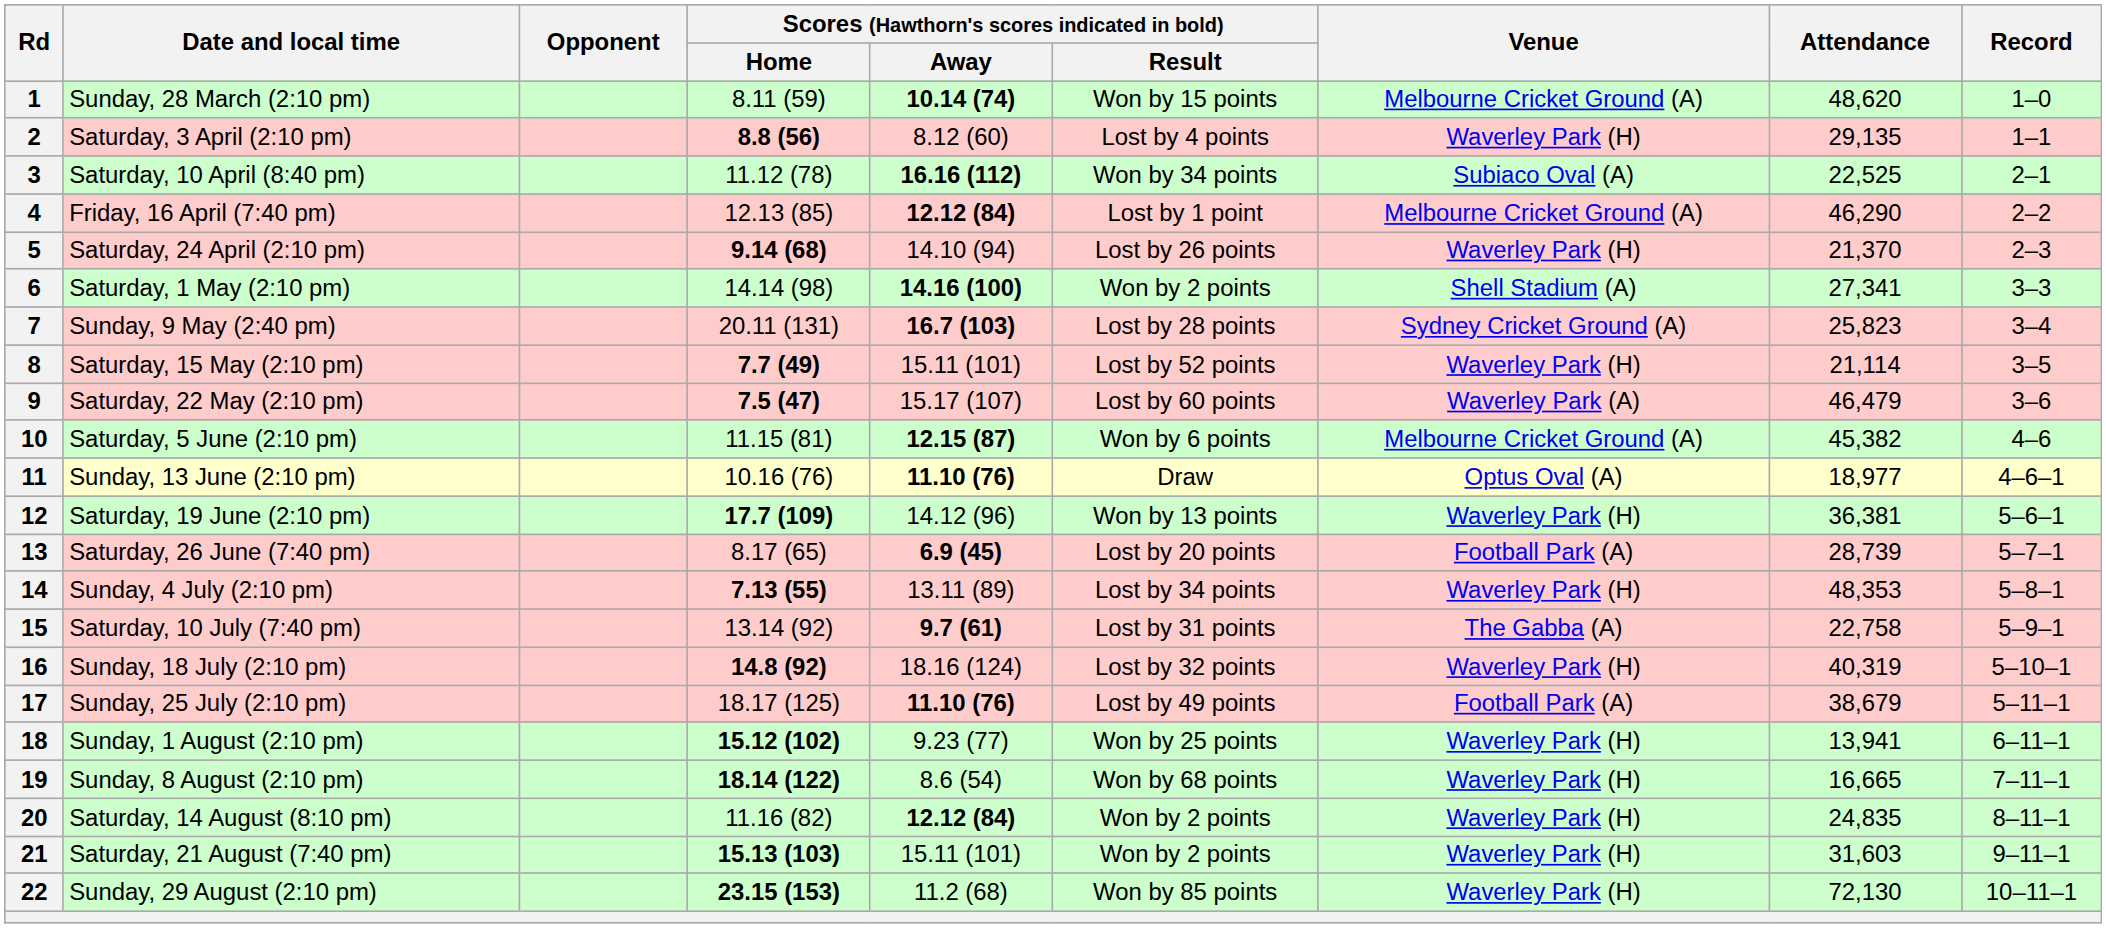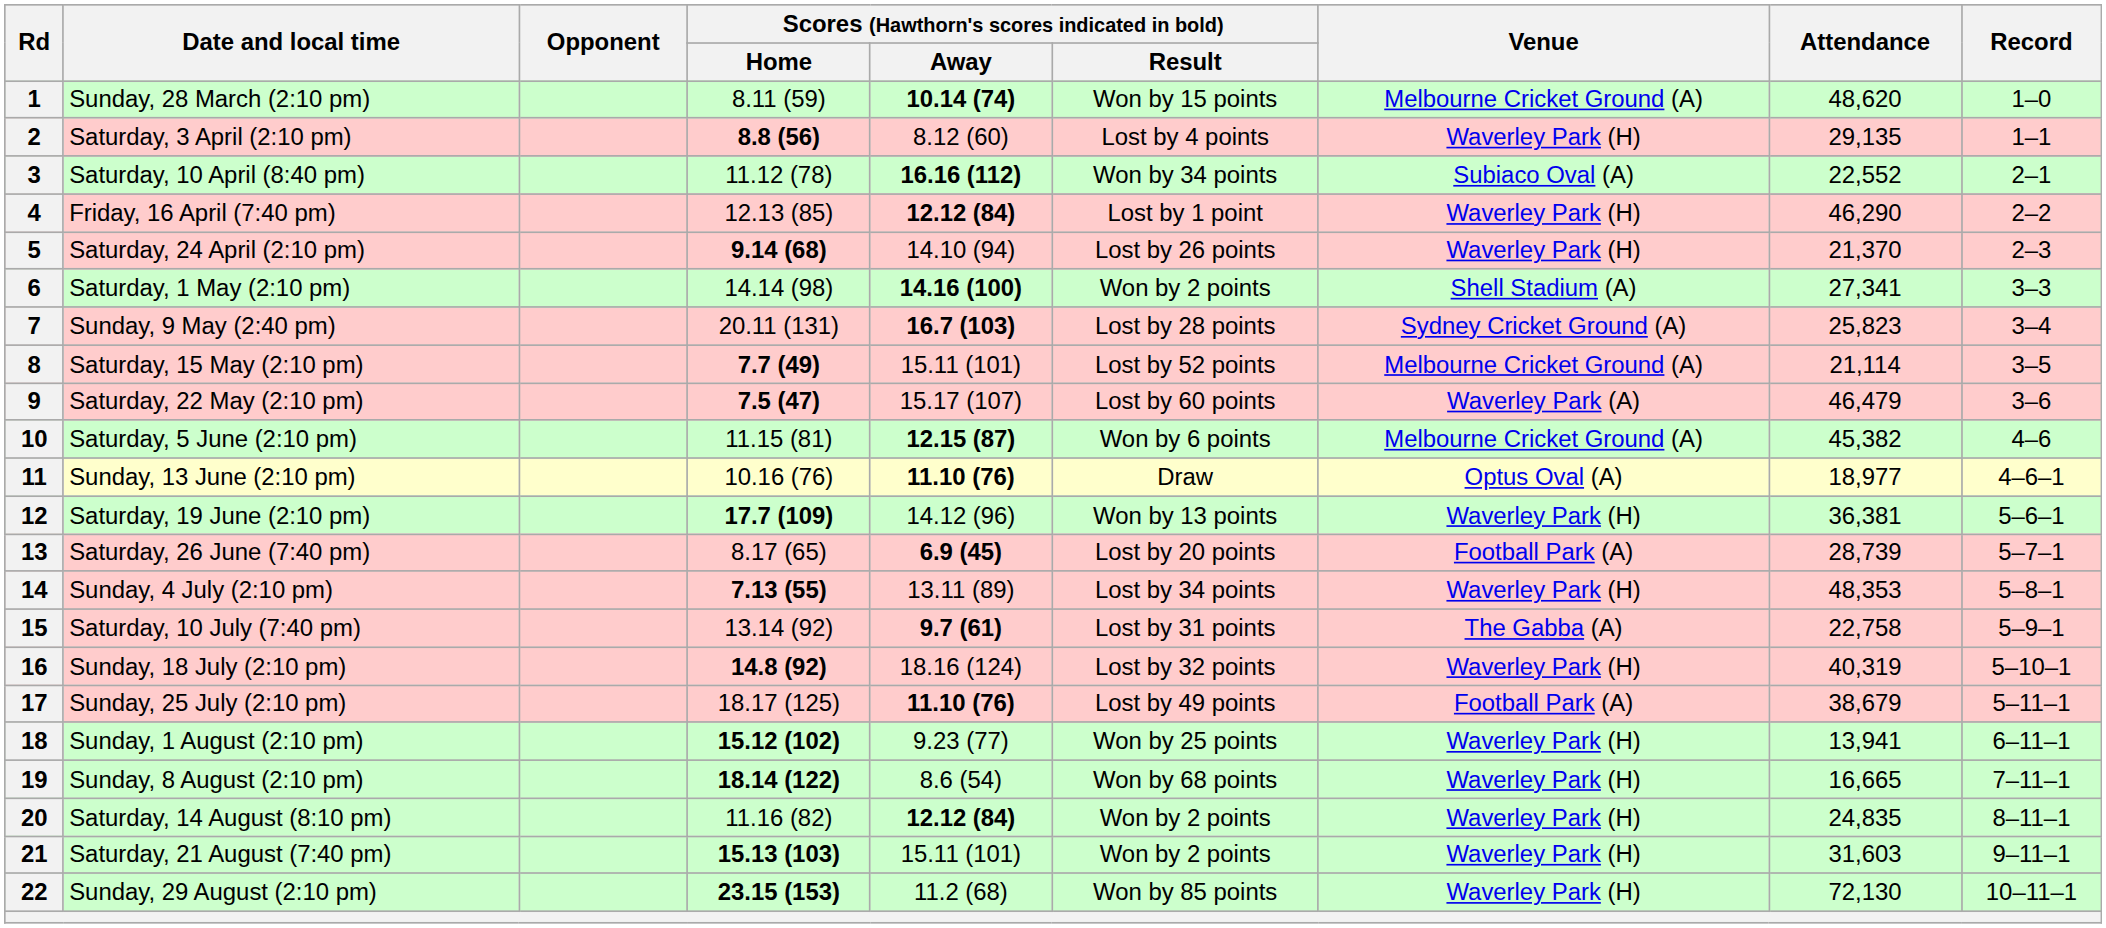(1865, 175) 22,525 -> (1865, 175) 22,552
(1544, 213) Melbourne Cricket Ground (A) -> (1544, 213) Waverley Park (H)
(1544, 364) Waverley Park (H) -> (1544, 364) Melbourne Cricket Ground (A)
